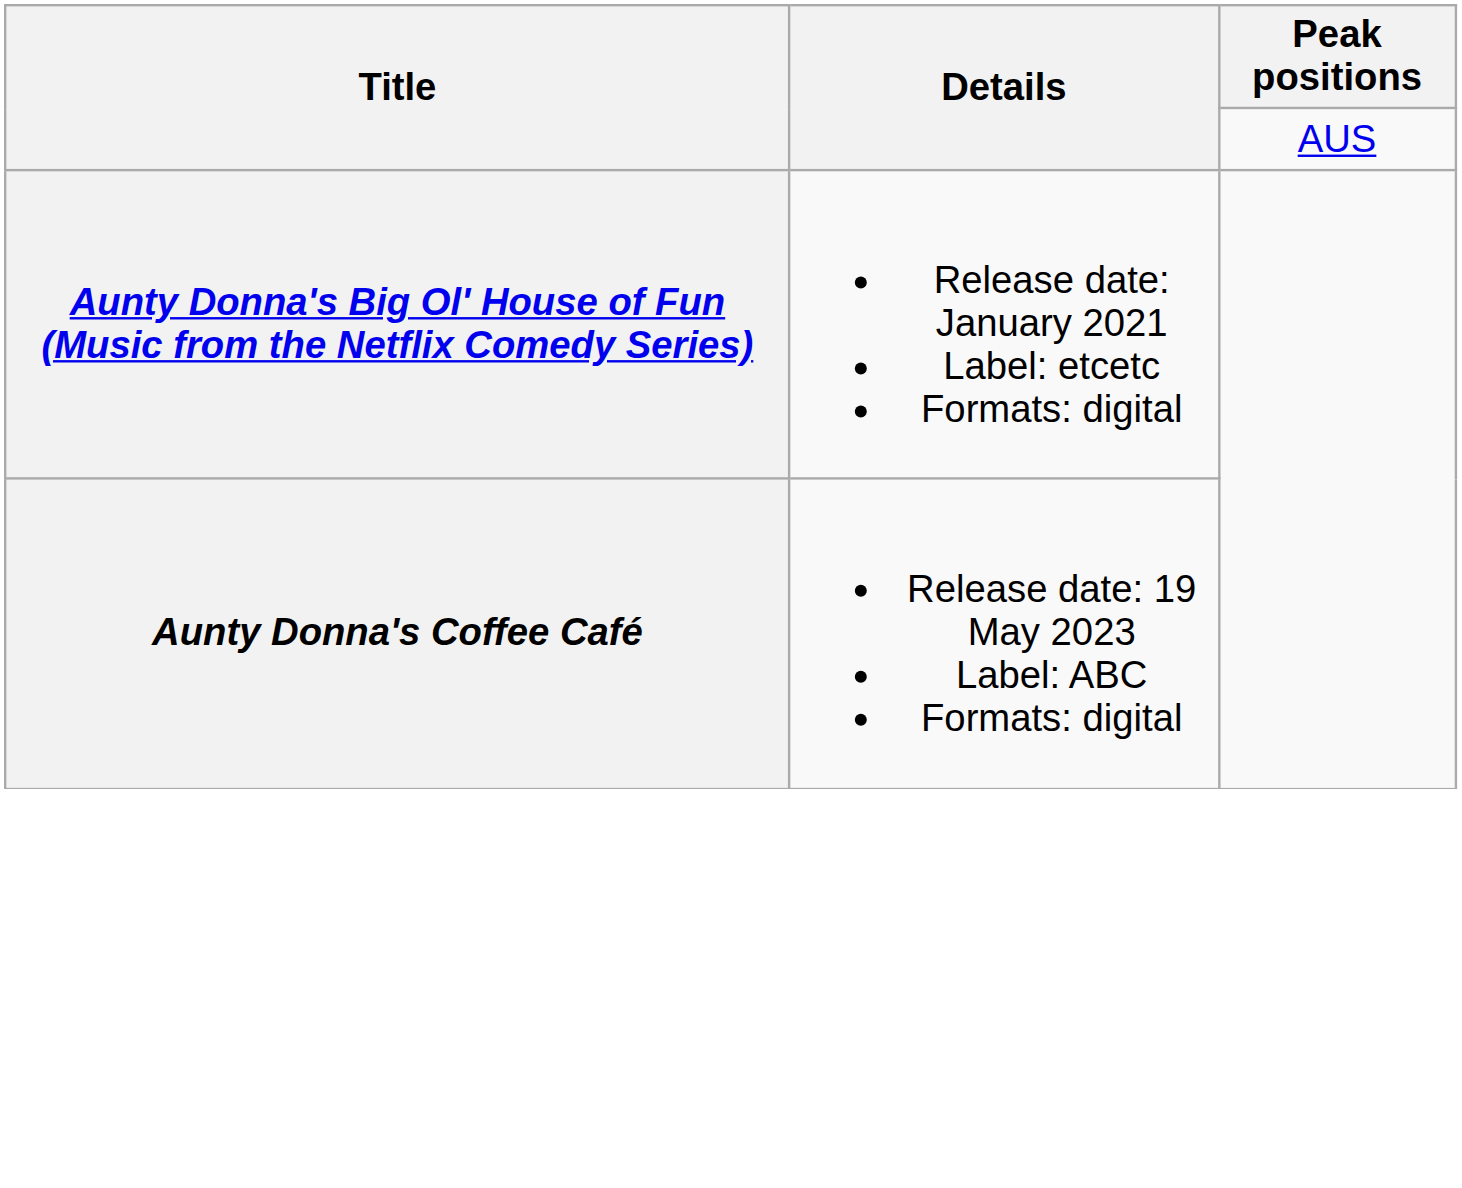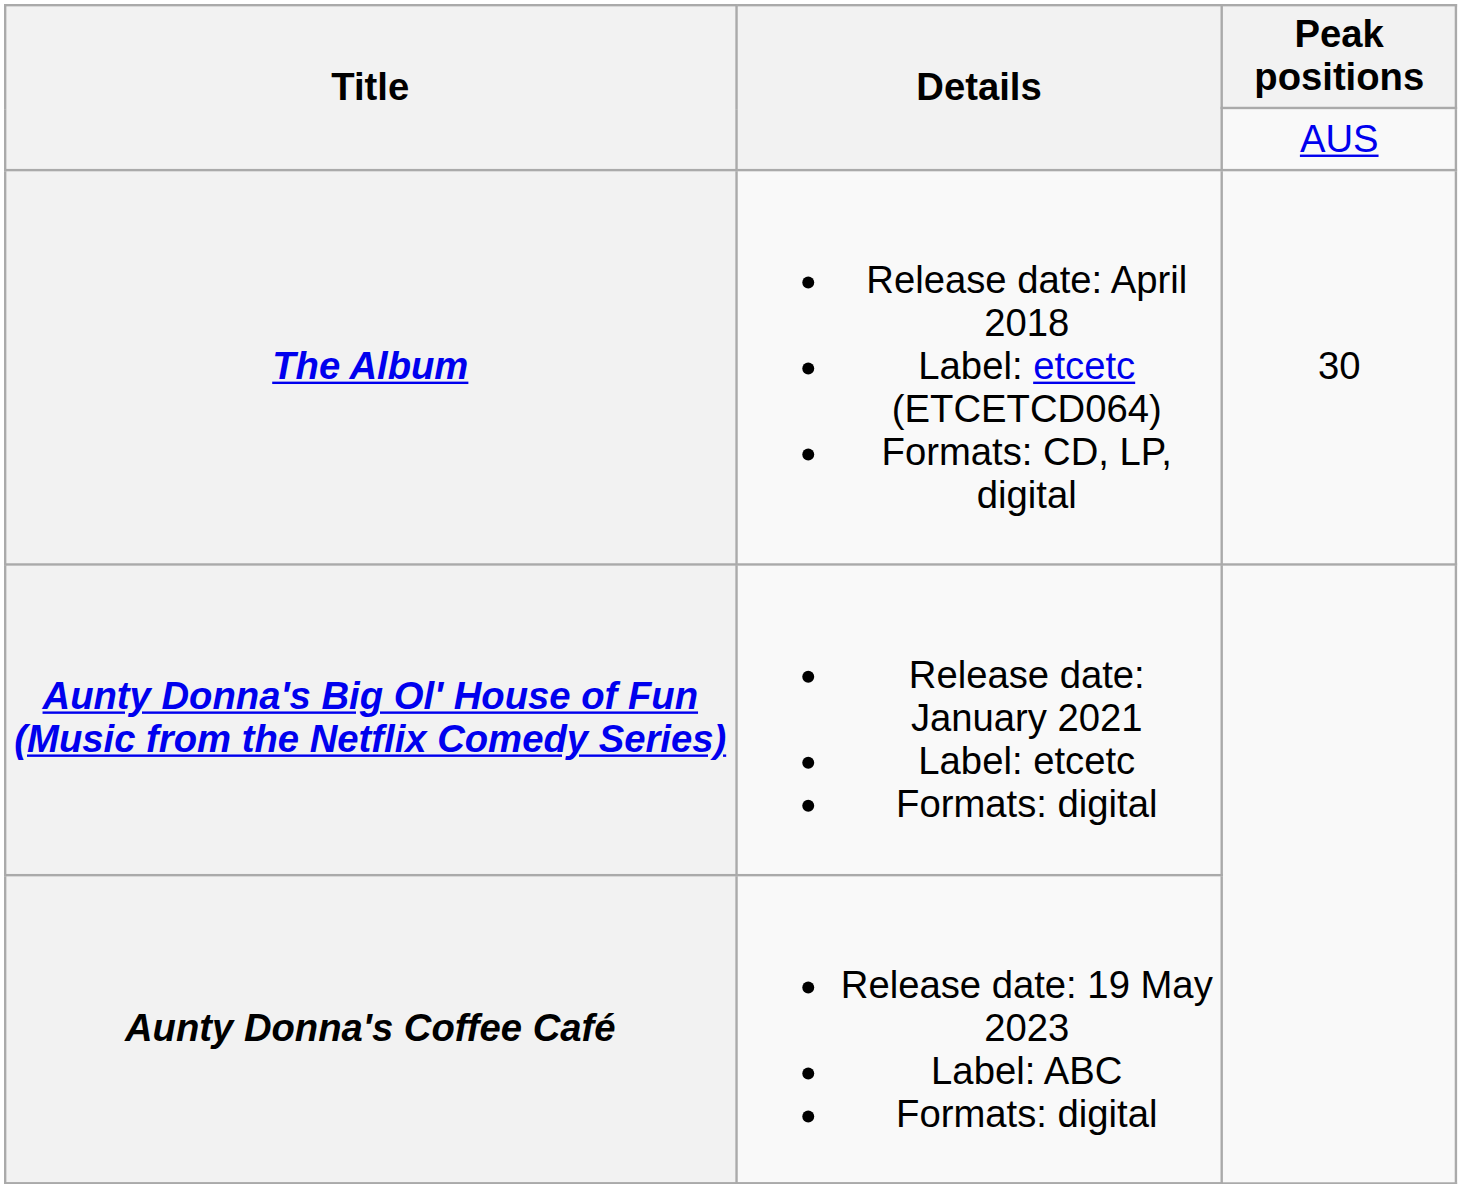+ row: (370, 366)
